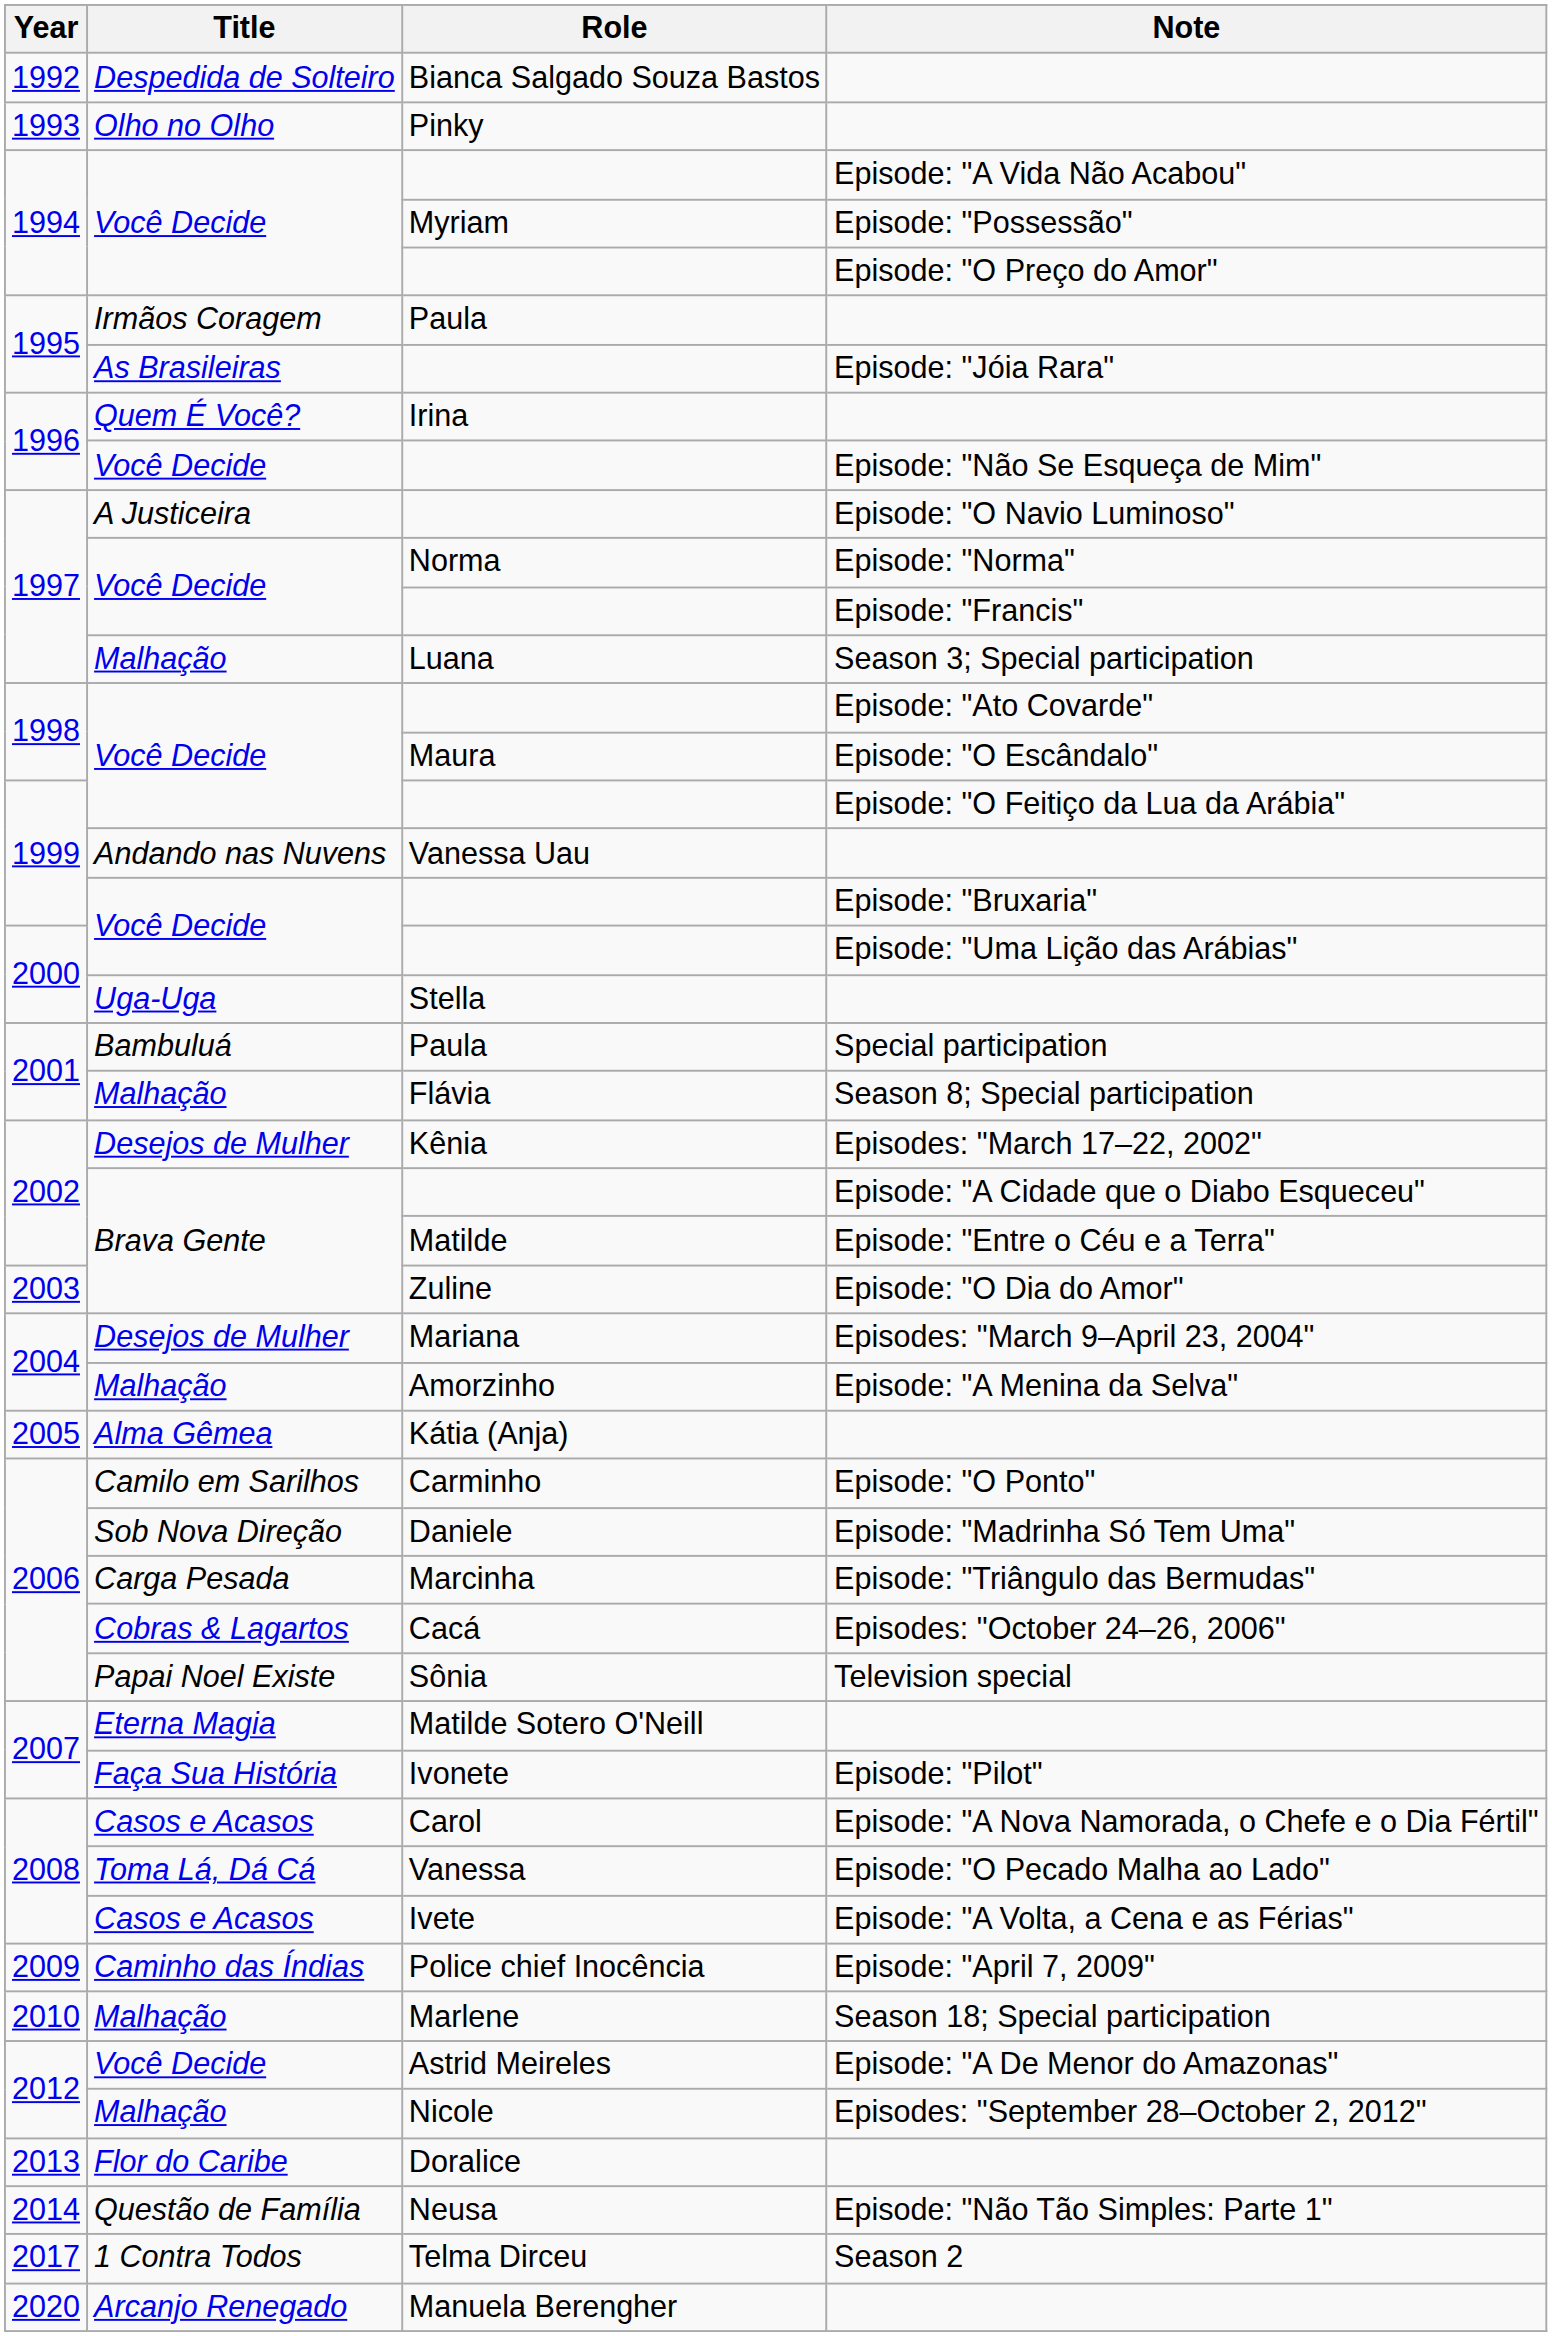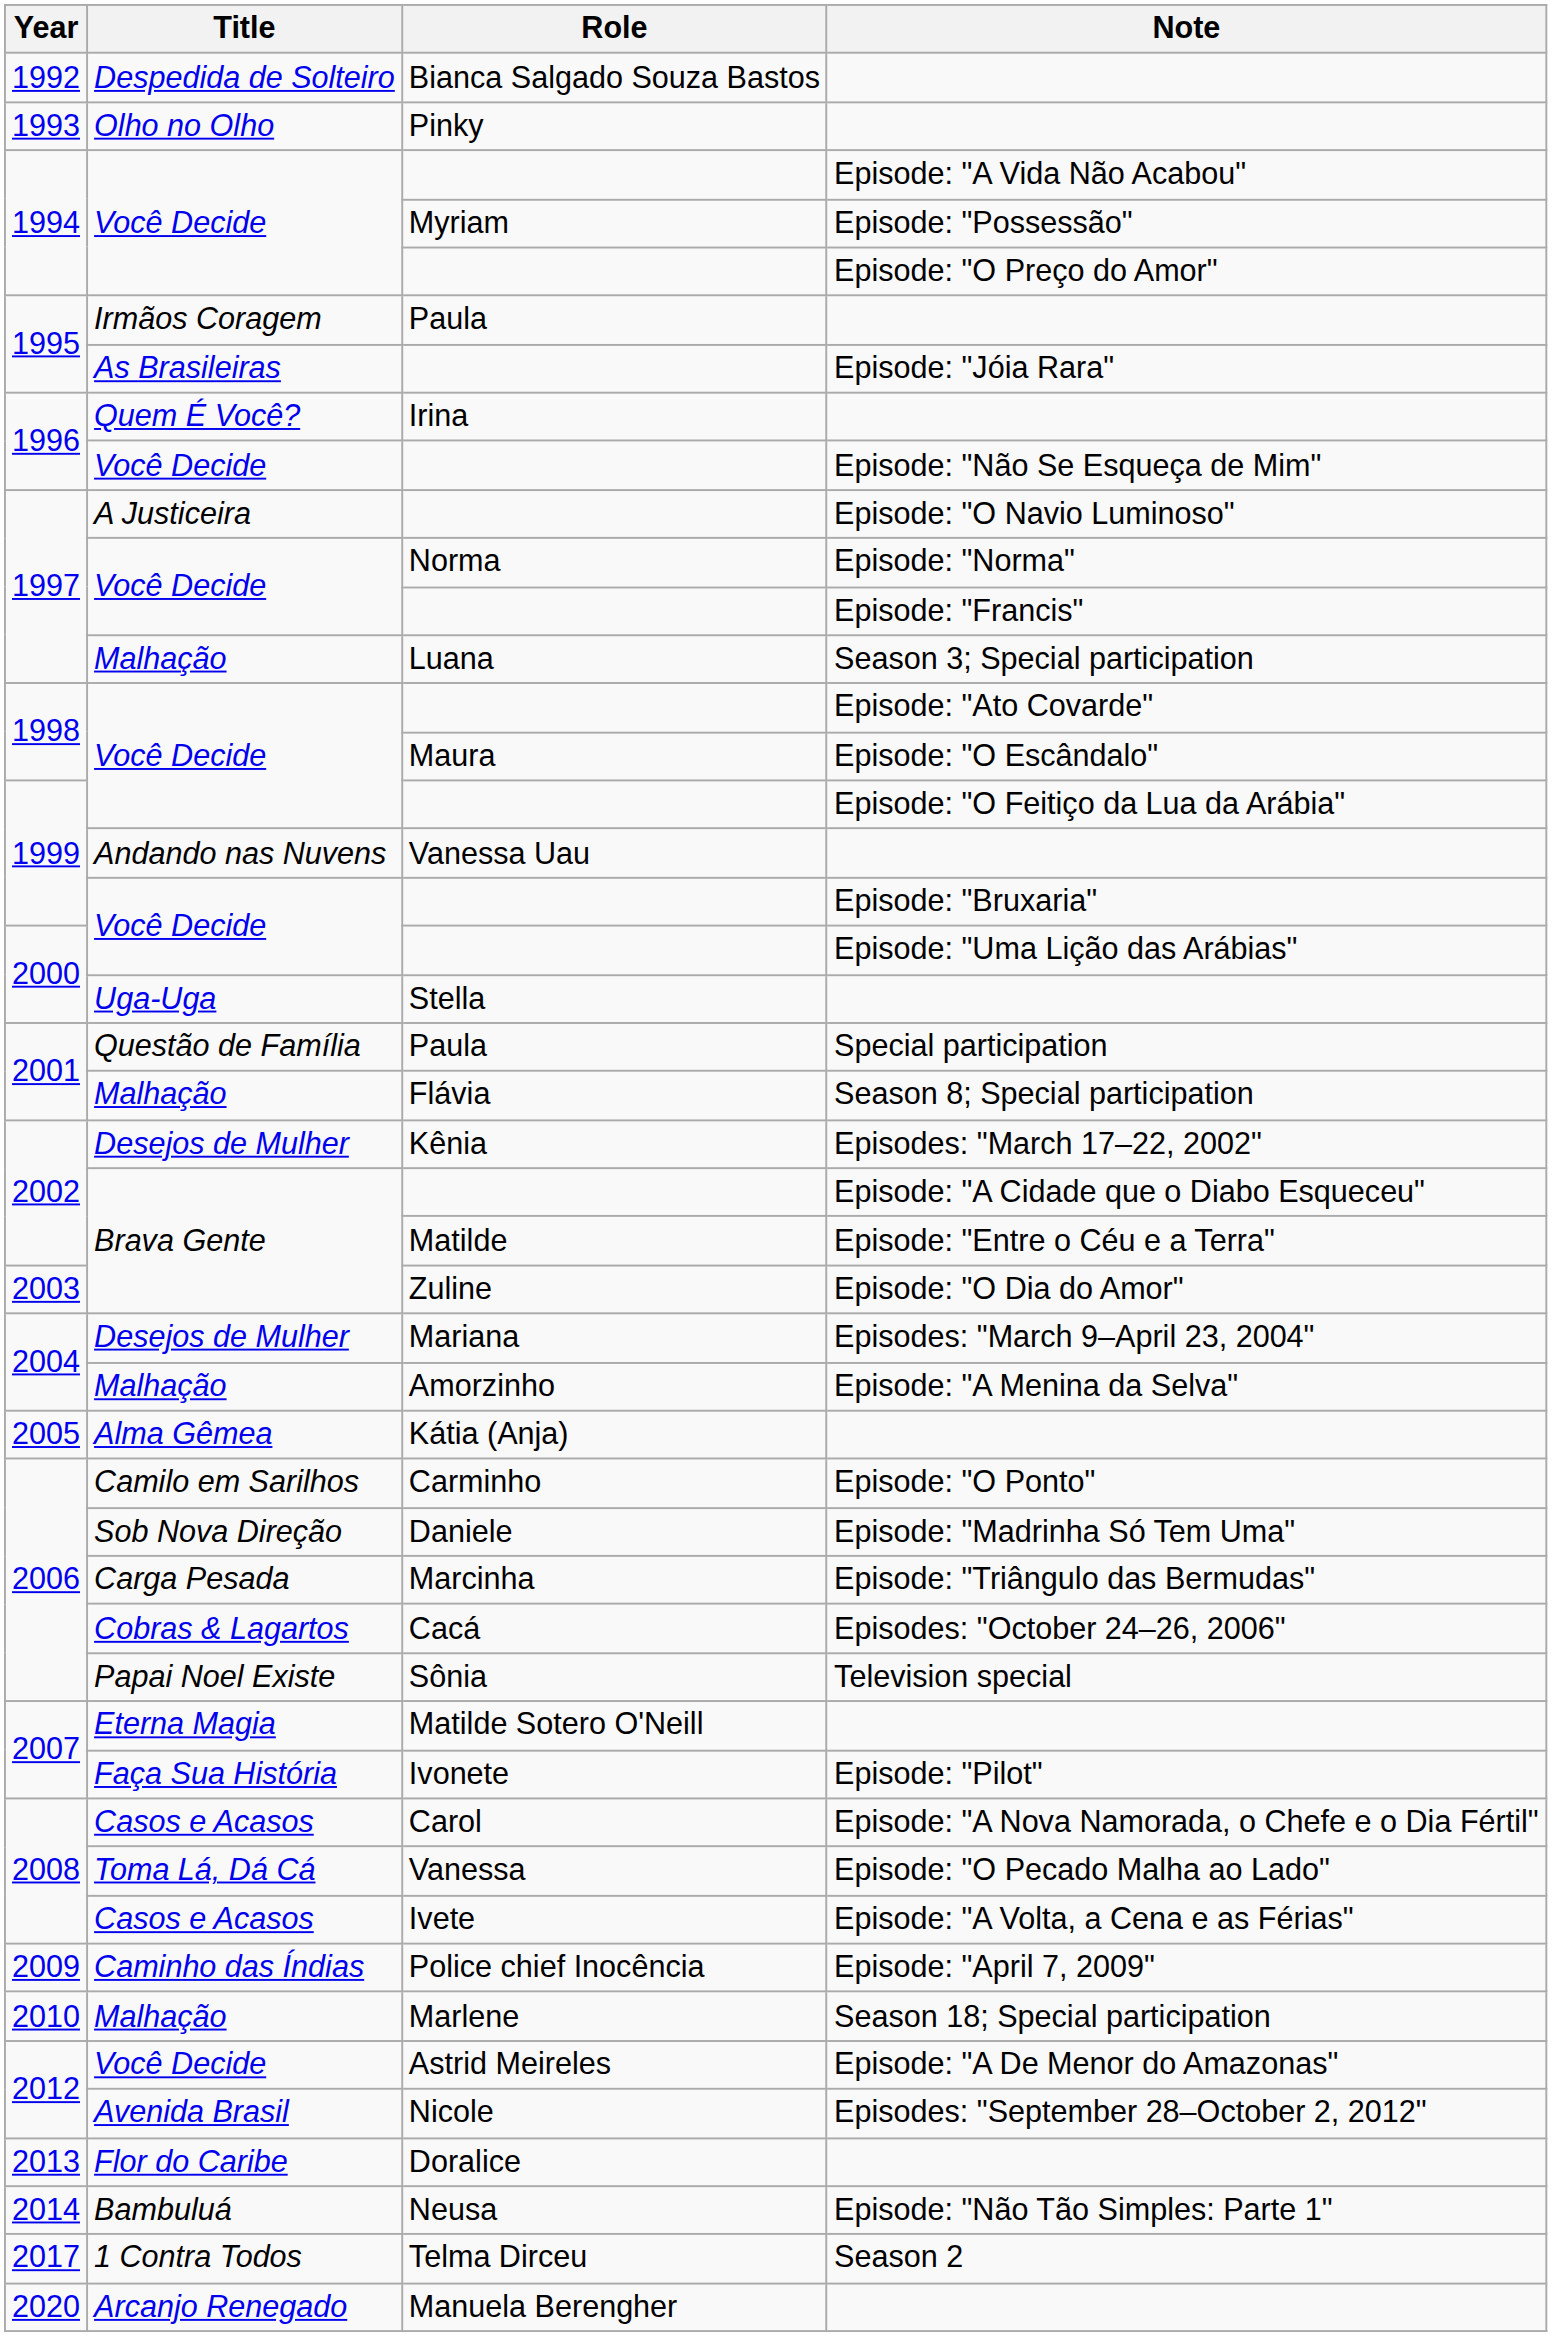(163, 1046) Bambuluá -> (227, 1046) Questão de Família
(160, 2112) Malhação -> (191, 2112) Avenida Brasil
(227, 2209) Questão de Família -> (163, 2209) Bambuluá
